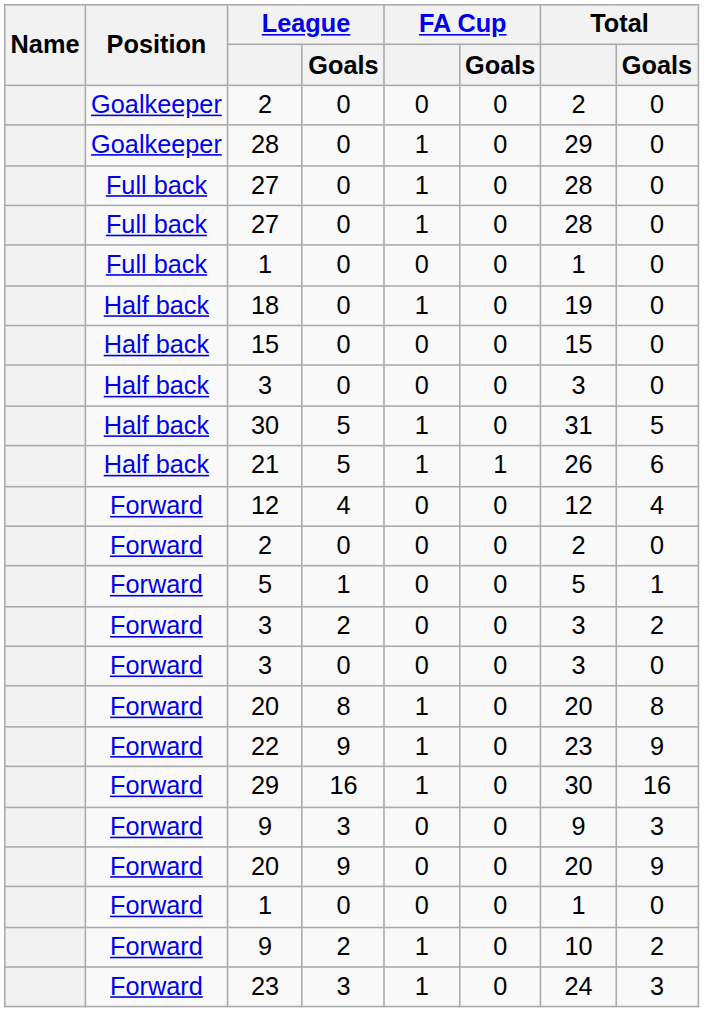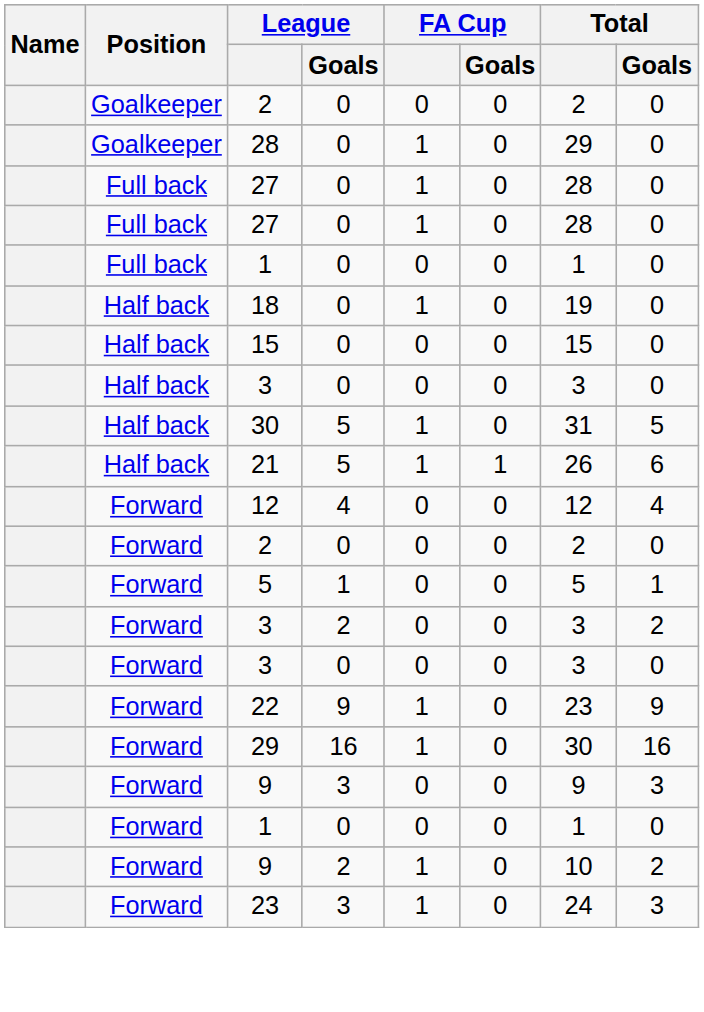- row: (265, 706)
- row: (265, 866)
